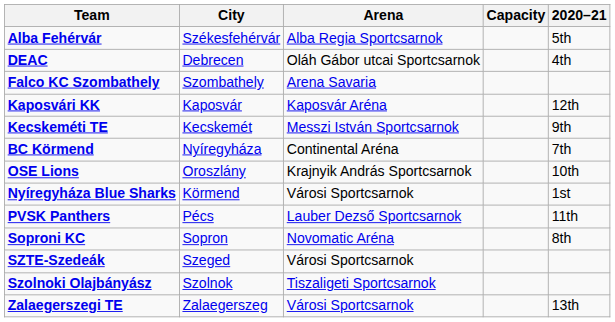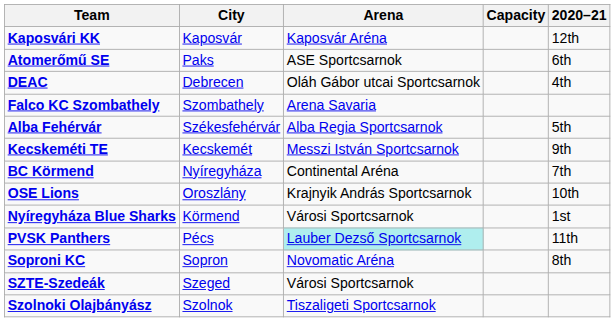rows swapped: (55, 37) <-> (54, 104)
+ row: (59, 60)
(374, 216) no background -> (374, 238) paleturquoise background
- row: (65, 305)
